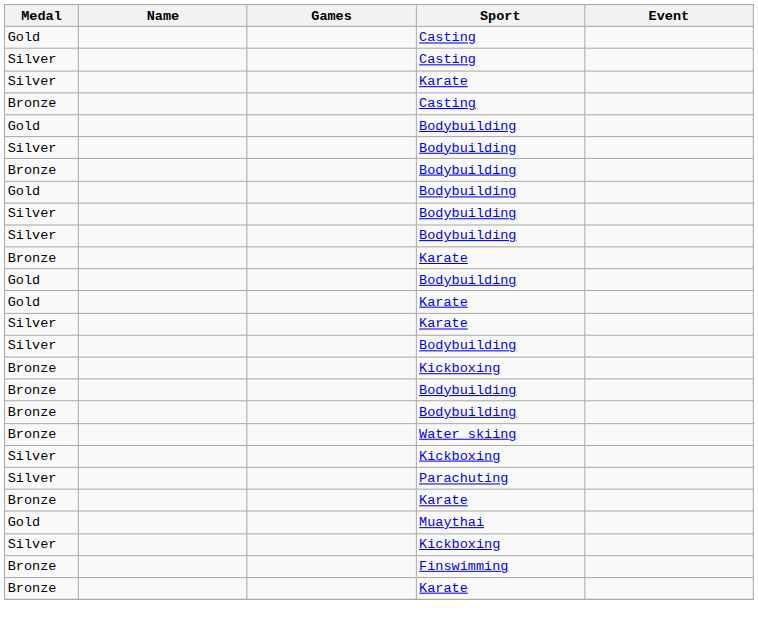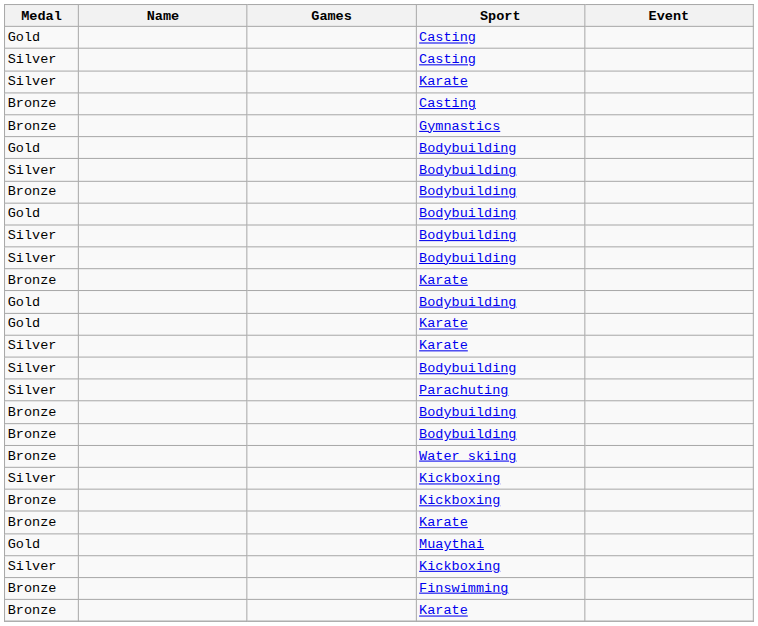+ row: (32, 126)
rows swapped: (32, 478) <-> (32, 368)
